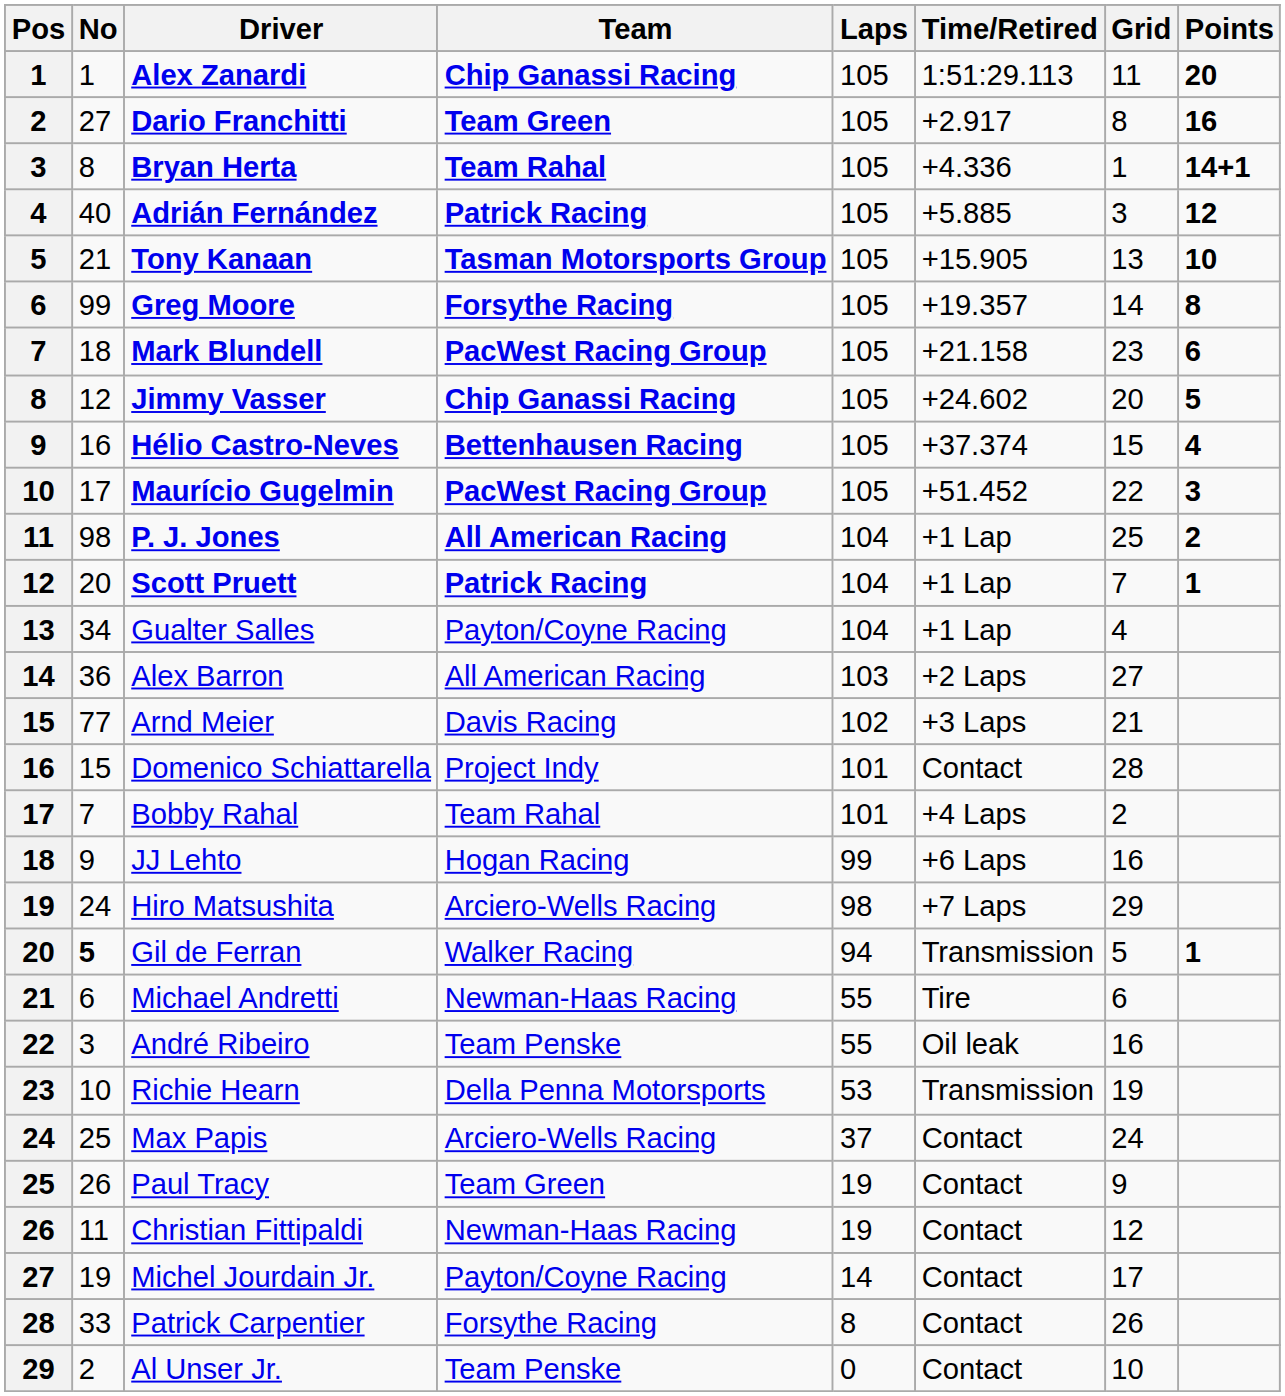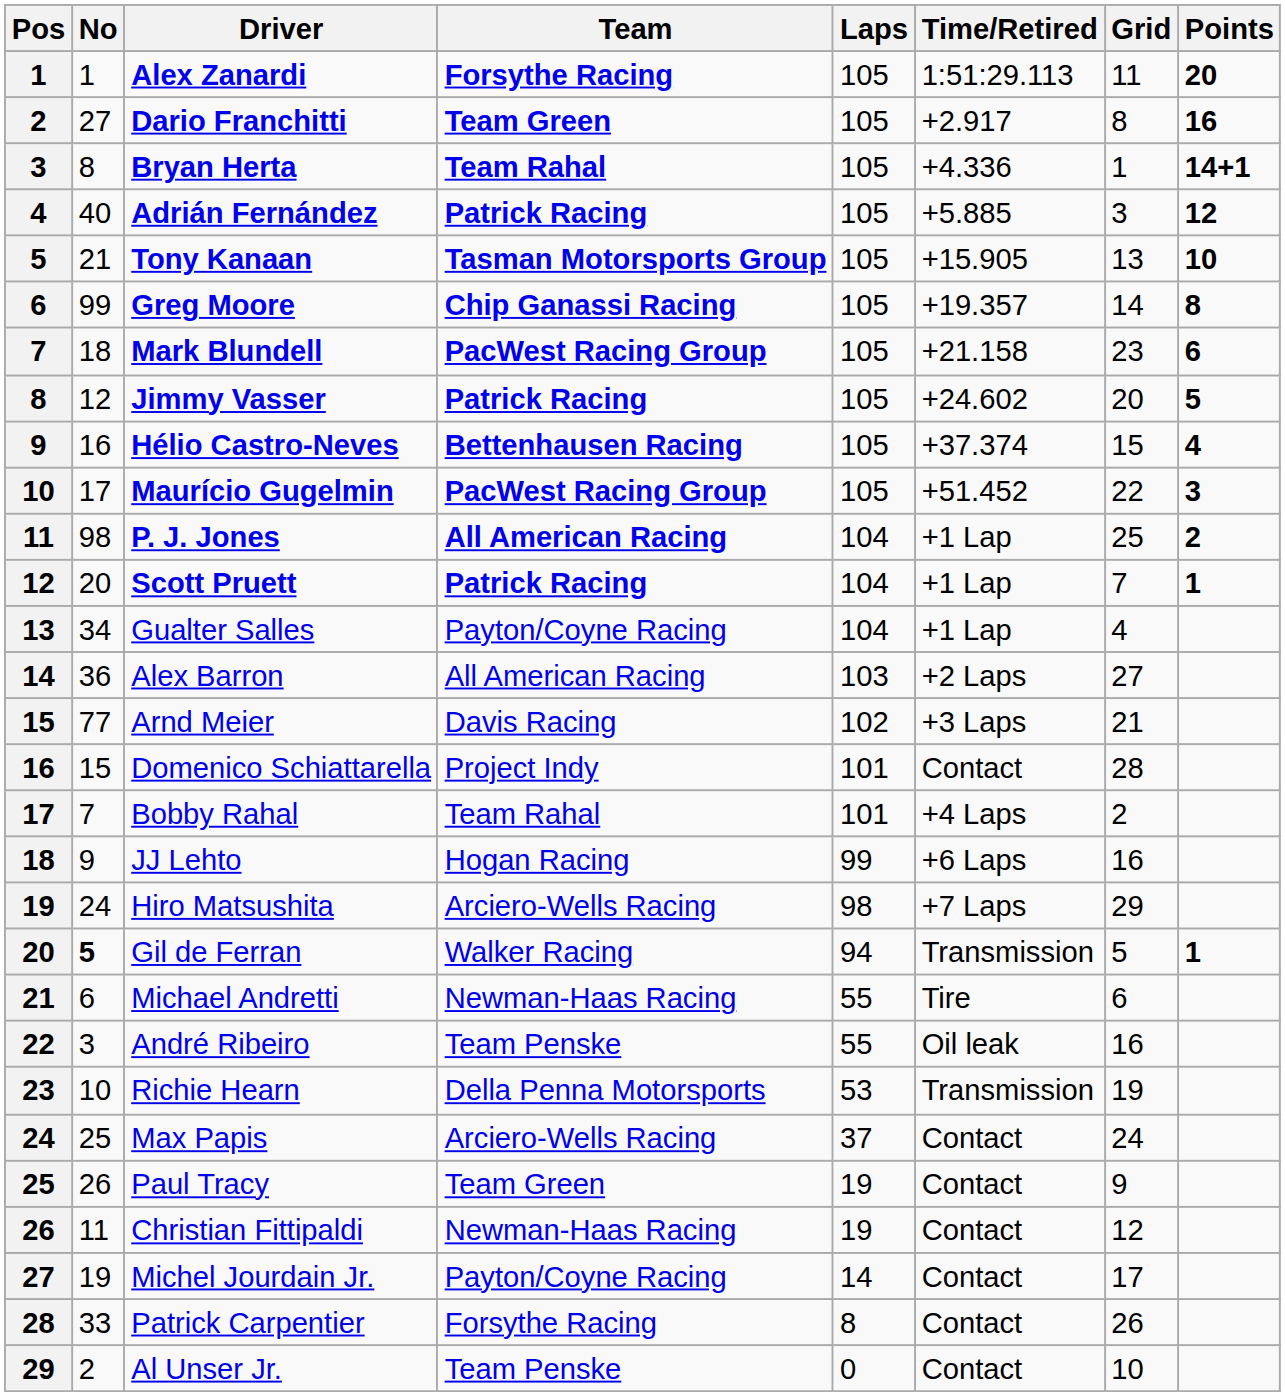(590, 74) Chip Ganassi Racing -> (559, 74) Forsythe Racing
(559, 305) Forsythe Racing -> (590, 305) Chip Ganassi Racing
(590, 398) Chip Ganassi Racing -> (546, 398) Patrick Racing
